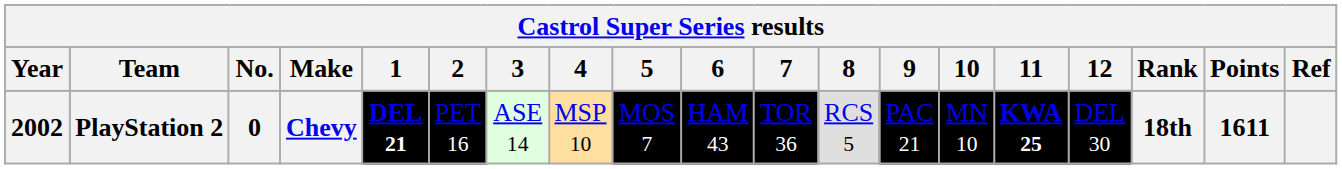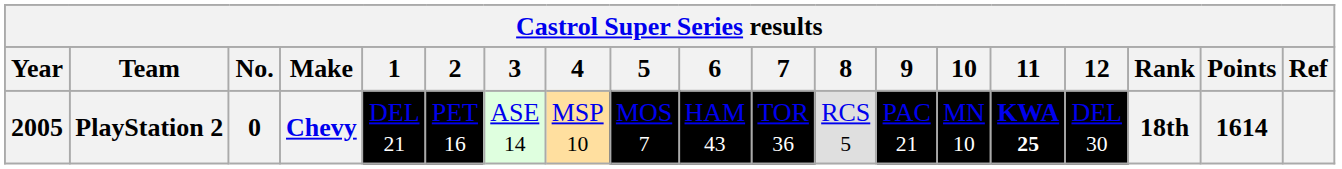(37, 126) 2002 -> (37, 126) 2005
(396, 126) bold -> (394, 125) normal
(1245, 126) 1611 -> (1242, 126) 1614
